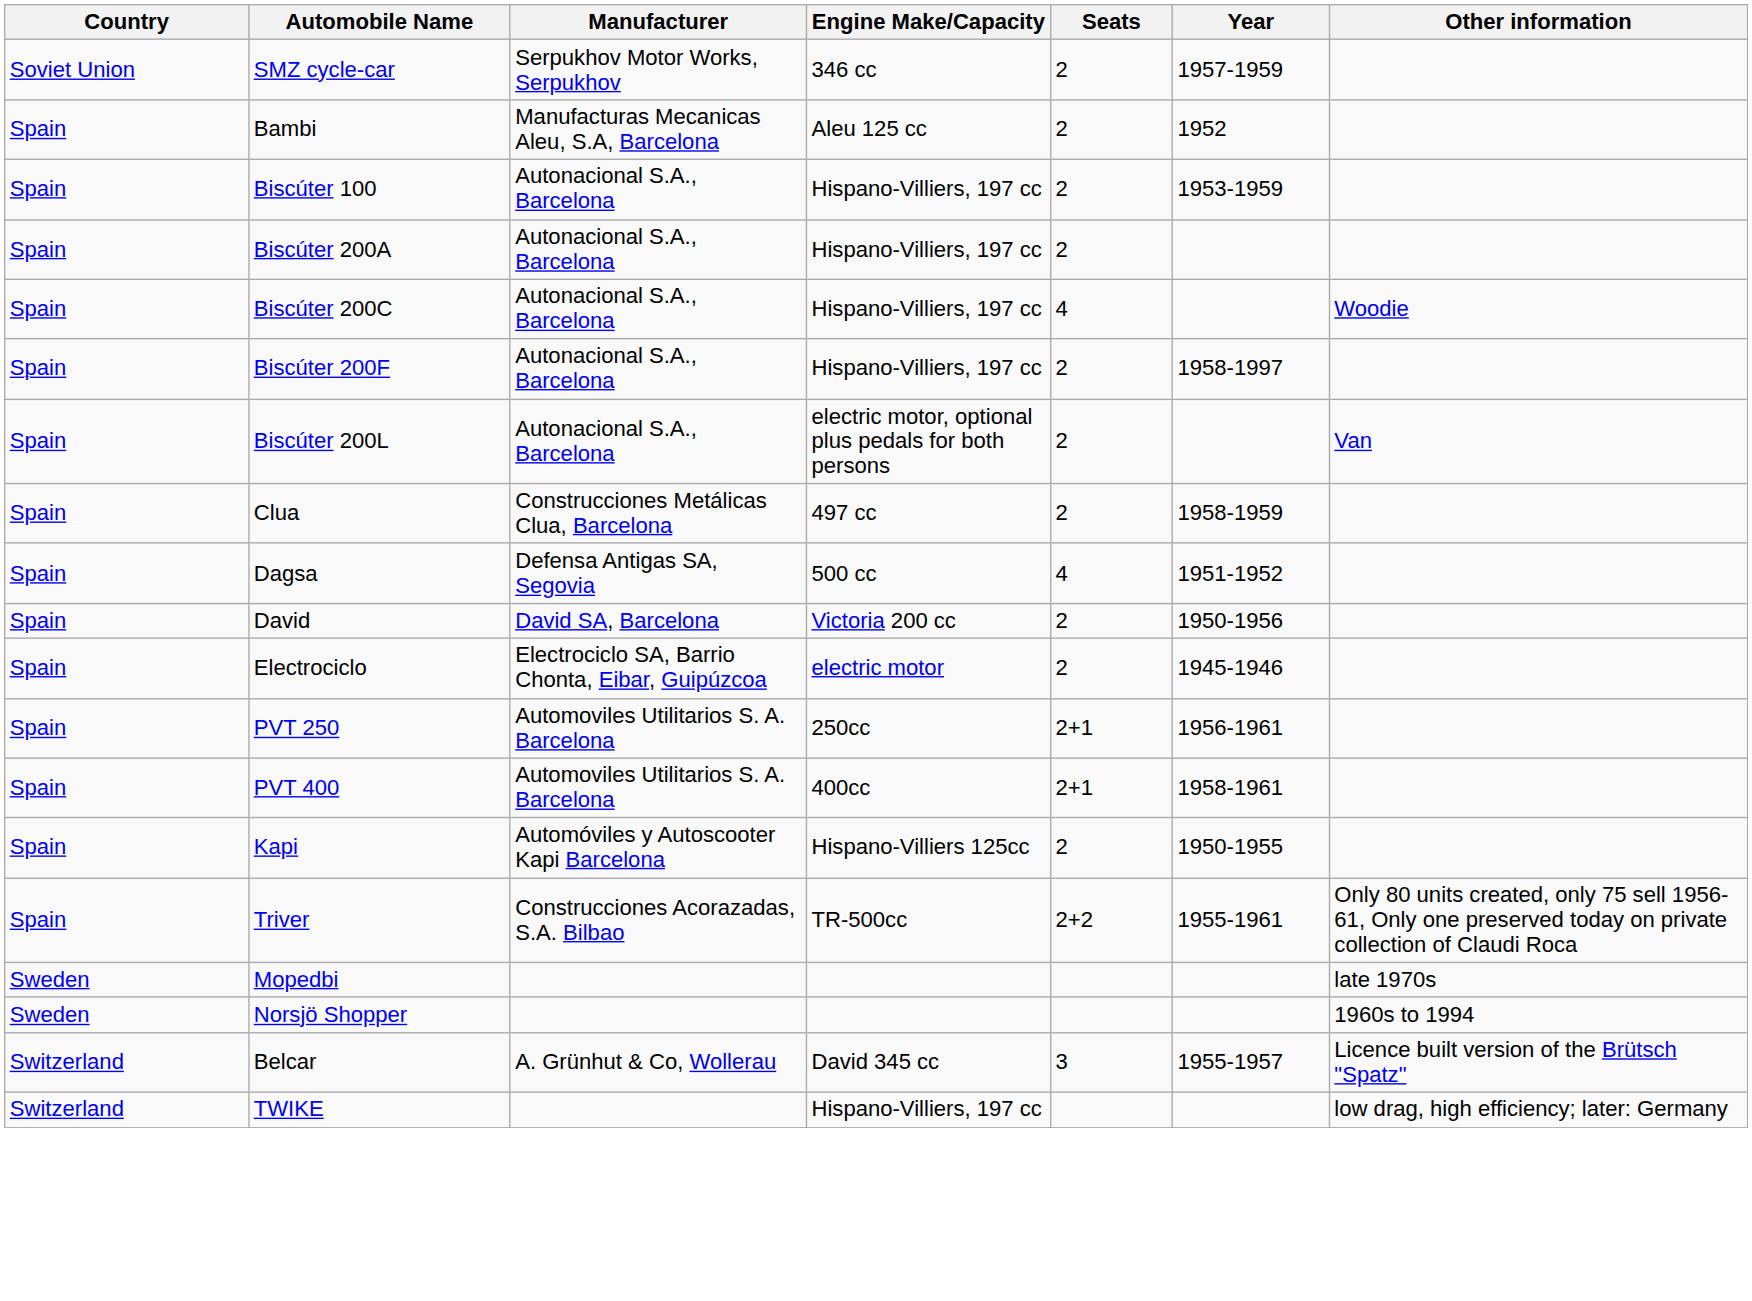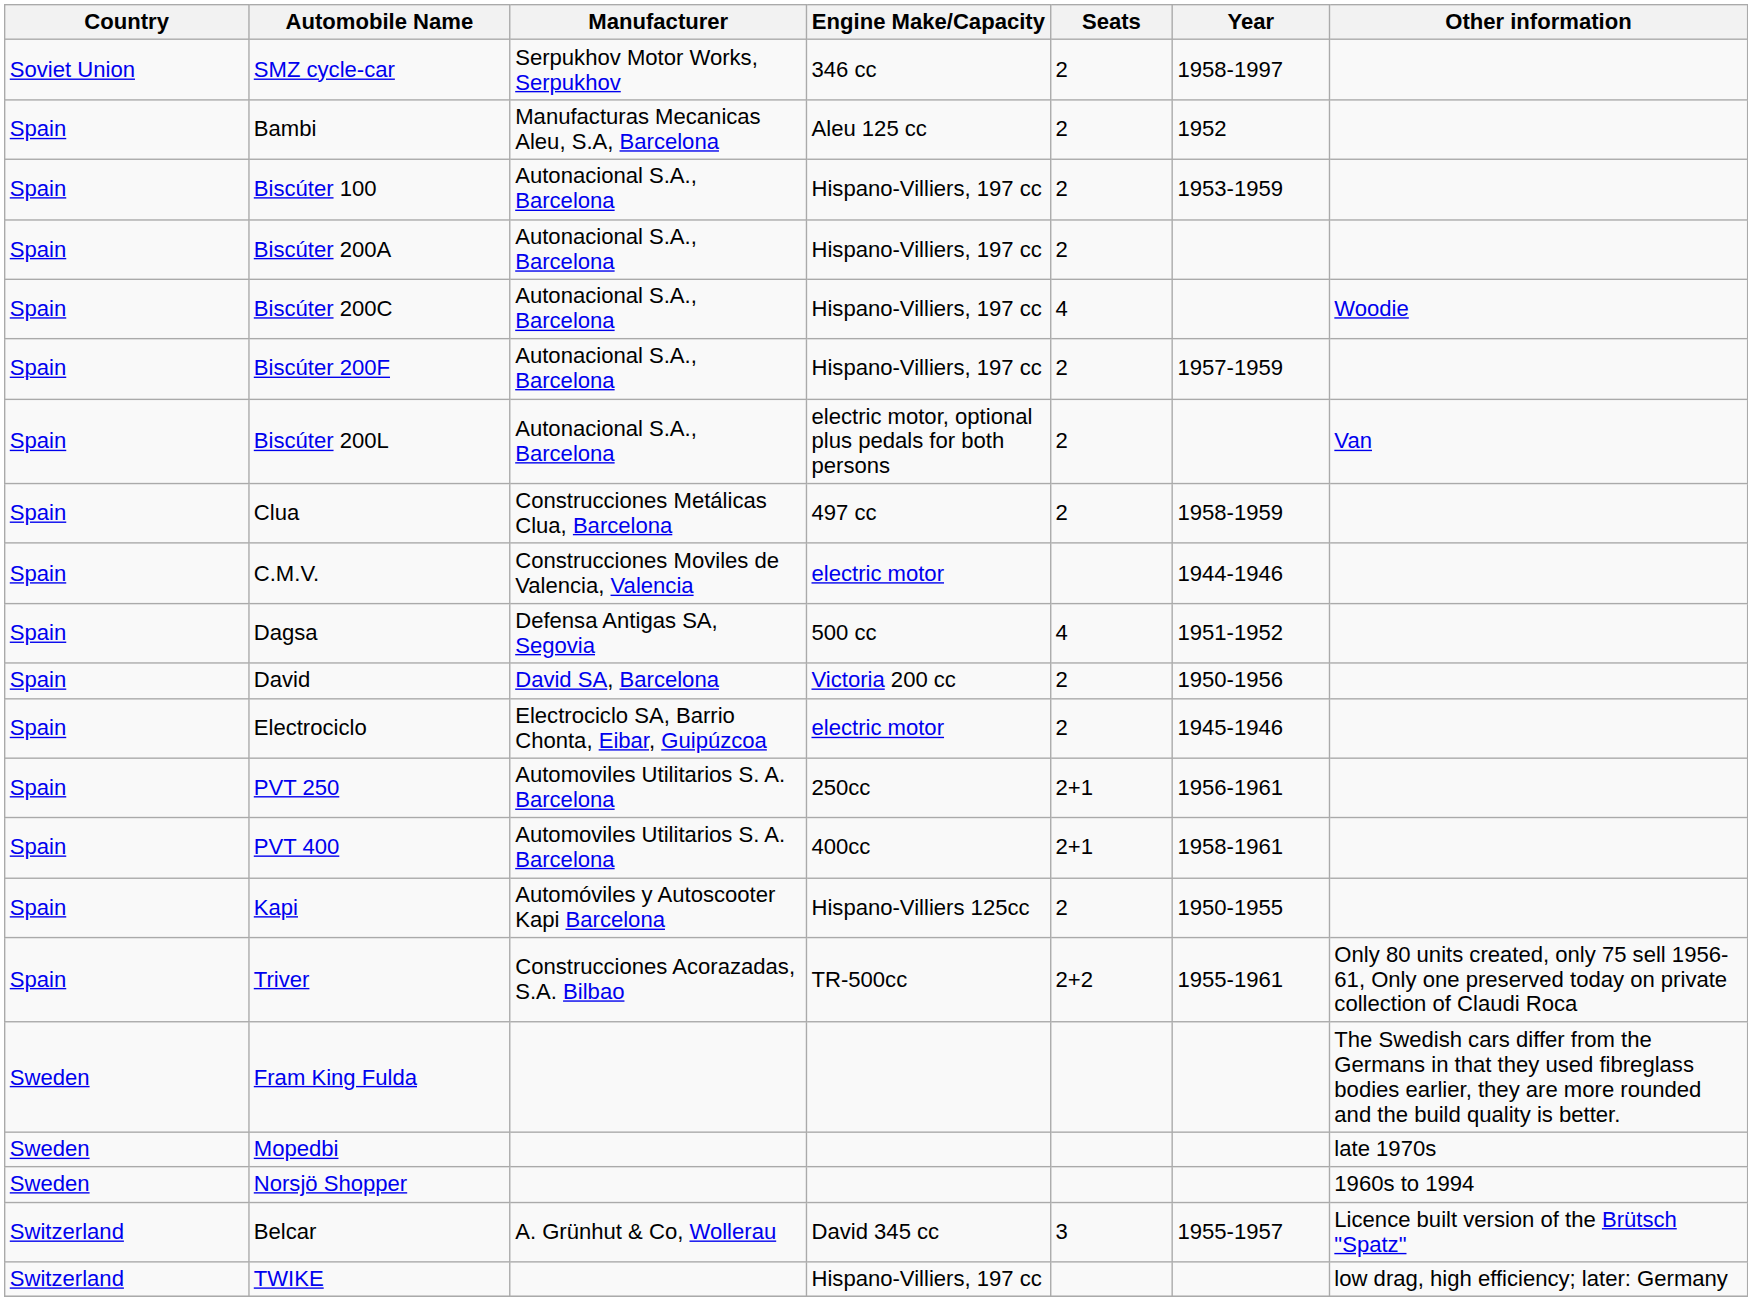(1230, 69) 1957-1959 -> (1230, 69) 1958-1997
(1230, 368) 1958-1997 -> (1230, 368) 1957-1959
+ row: (287, 573)
+ row: (335, 1076)
